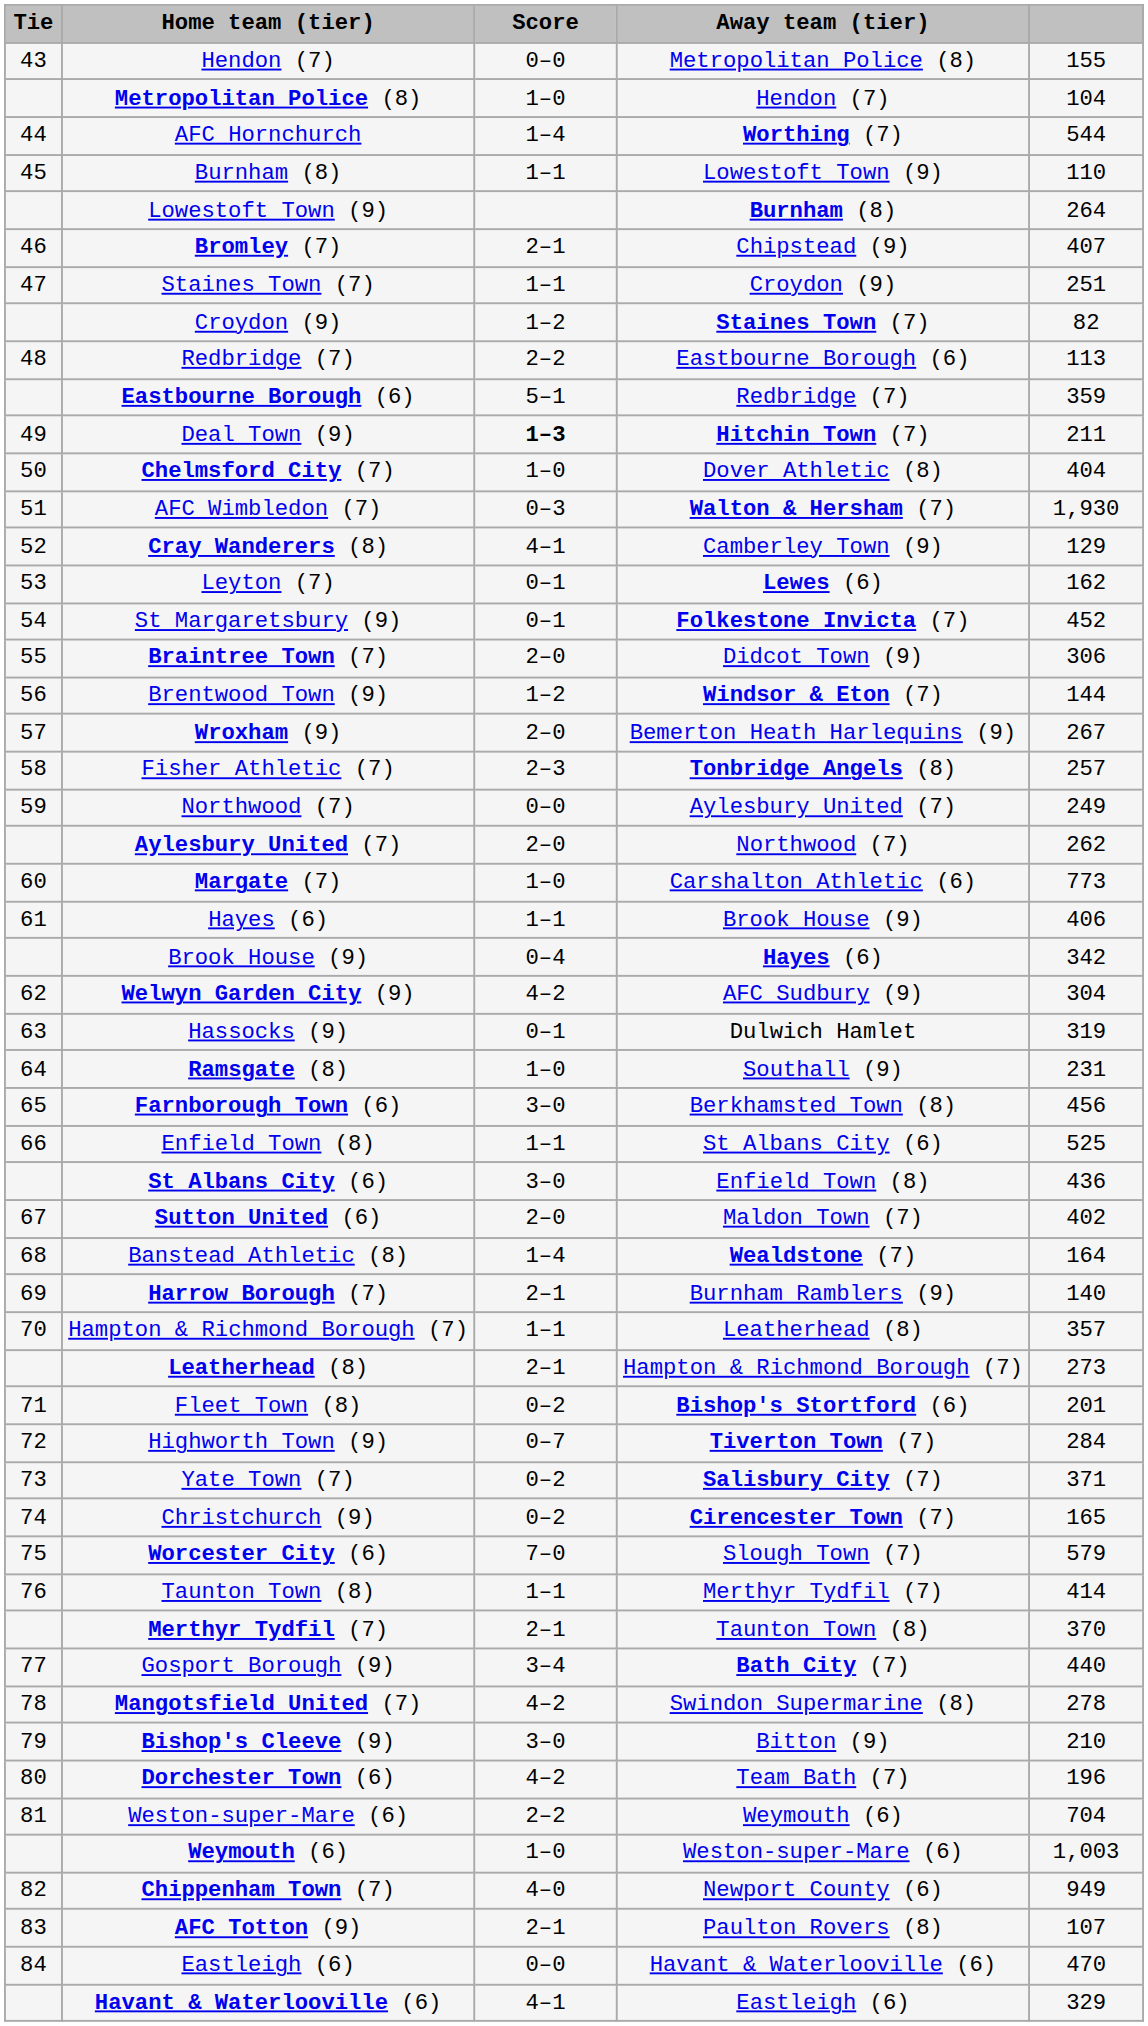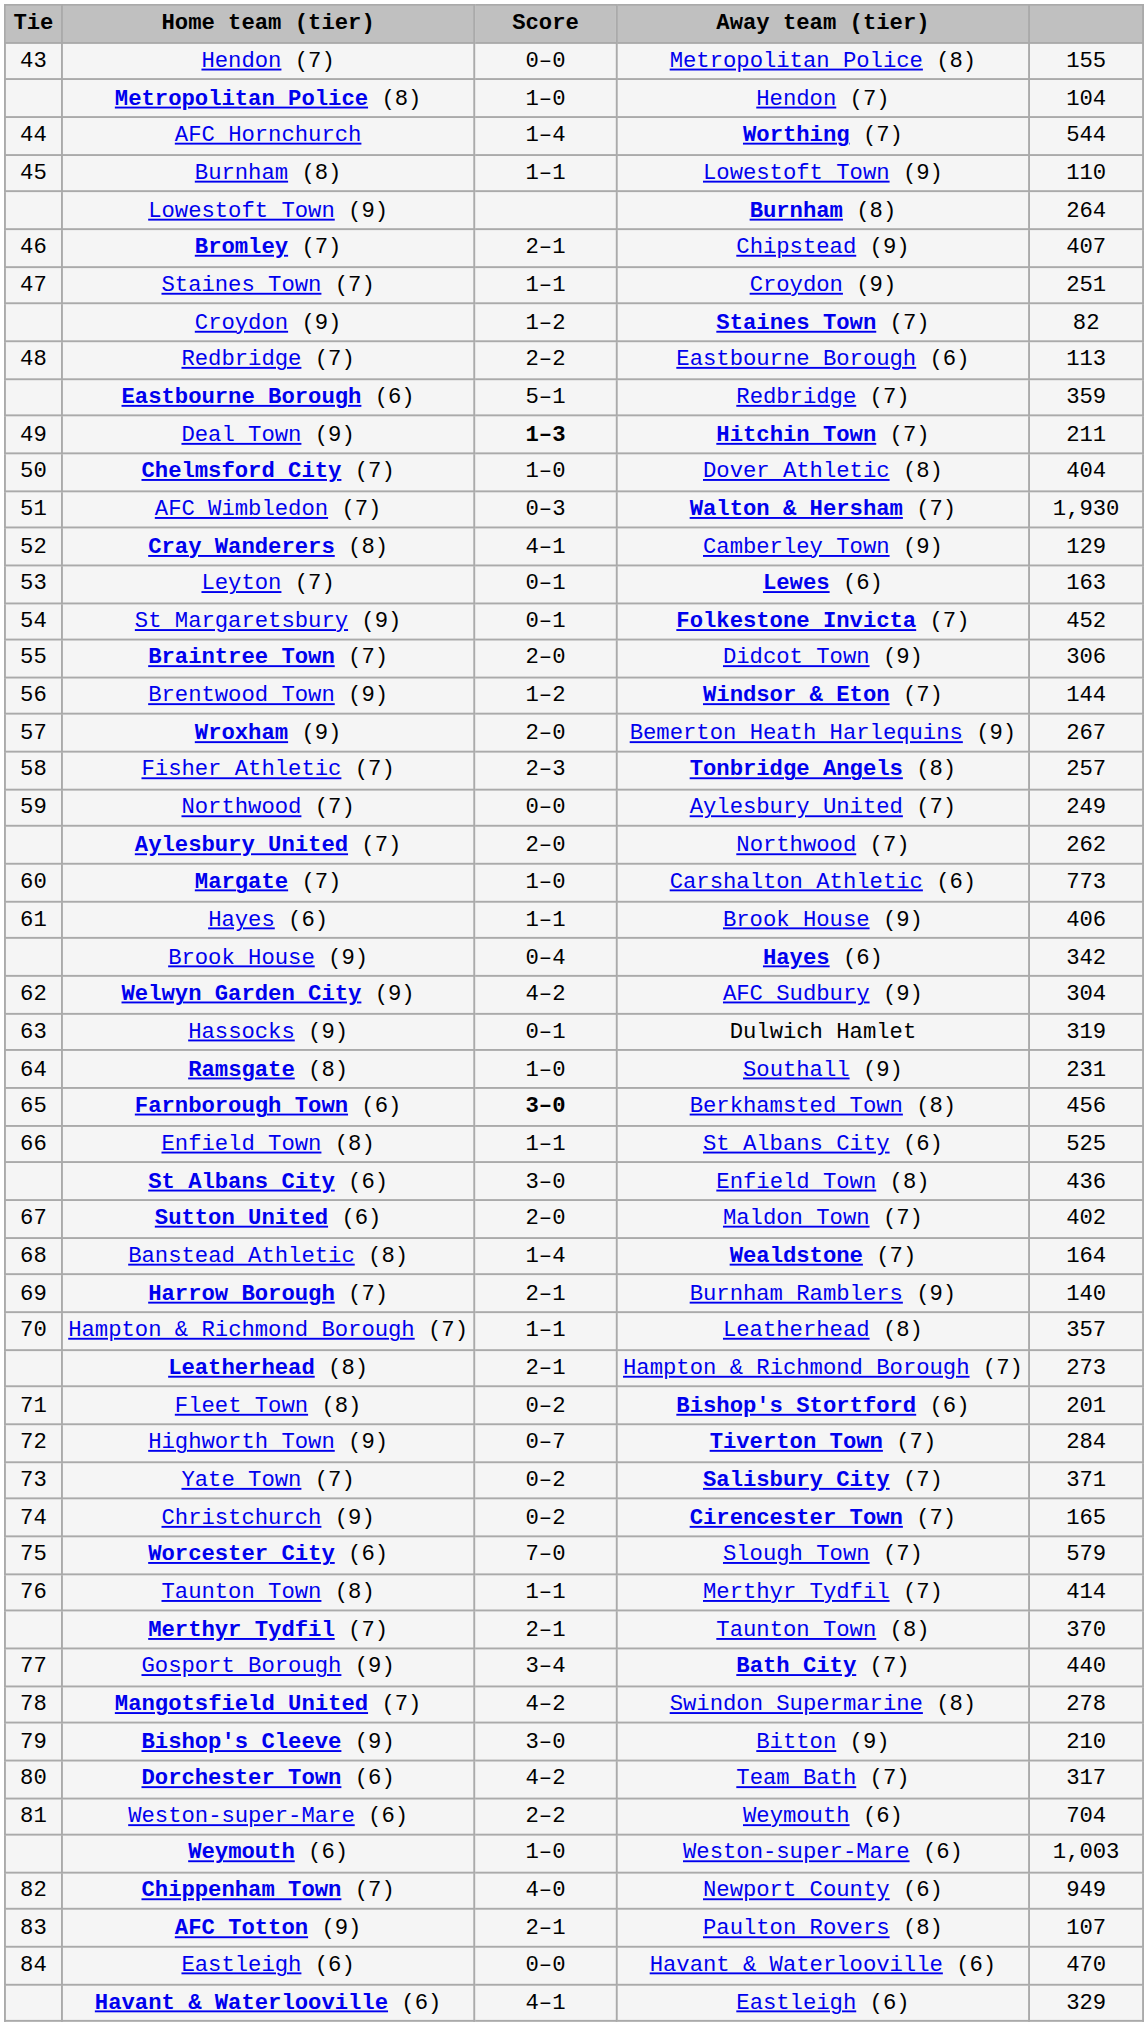(1086, 584) 162 -> (1086, 584) 163
(546, 1106) normal -> (546, 1106) bold
(1086, 1779) 196 -> (1086, 1779) 317
